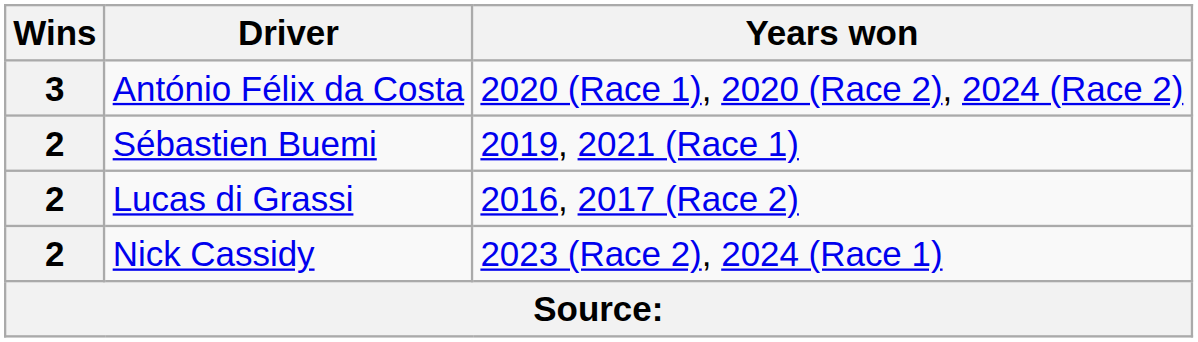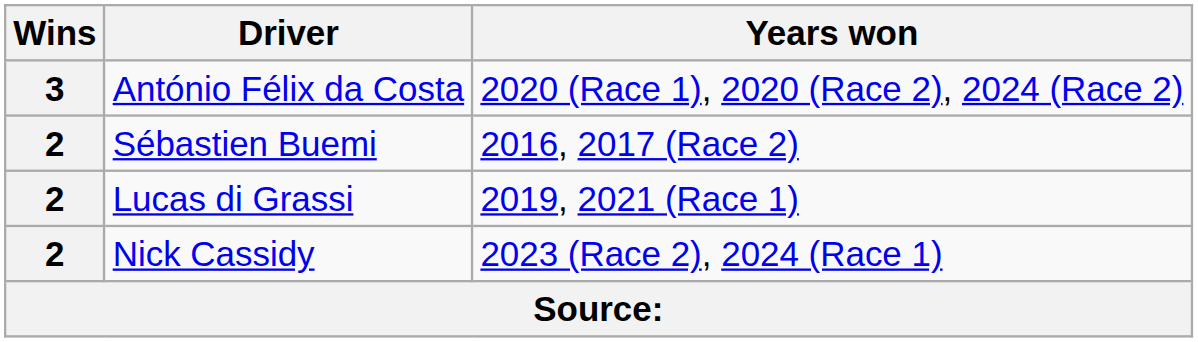(640, 144) 2019, 2021 (Race 1) -> (640, 144) 2016, 2017 (Race 2)
(640, 199) 2016, 2017 (Race 2) -> (640, 199) 2019, 2021 (Race 1)
